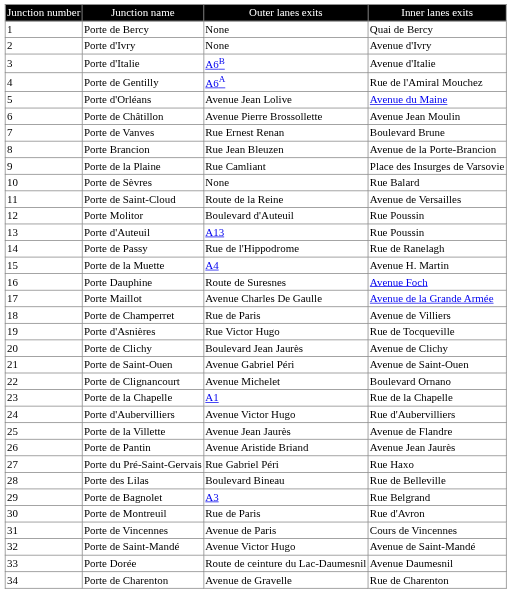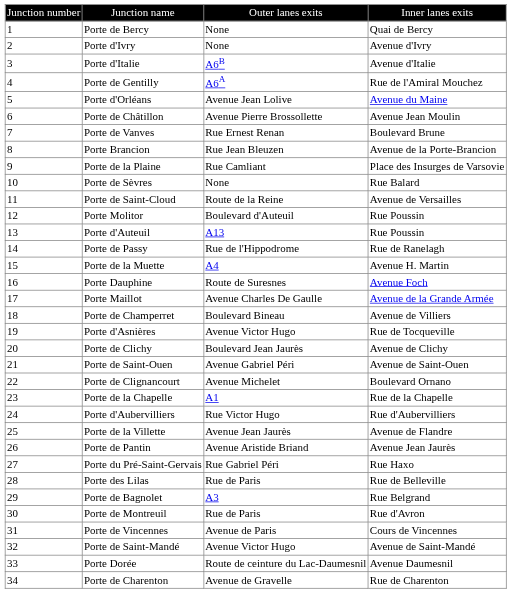(233, 315) Rue de Paris -> (245, 315) Boulevard Bineau
(243, 331) Rue Victor Hugo -> (250, 331) Avenue Victor Hugo
(250, 414) Avenue Victor Hugo -> (243, 414) Rue Victor Hugo
(245, 480) Boulevard Bineau -> (233, 480) Rue de Paris
